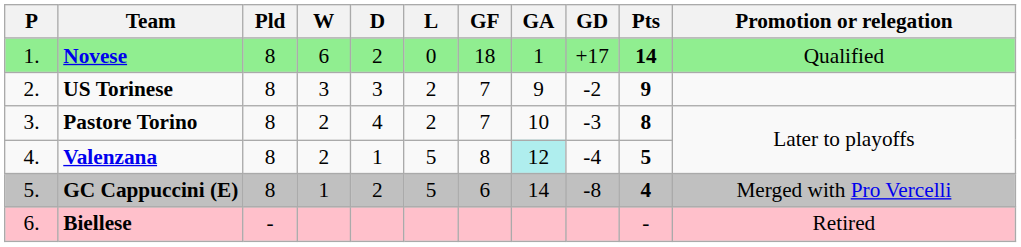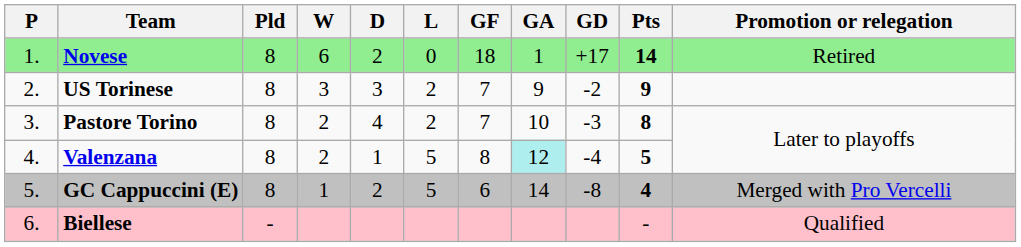(844, 55) Qualified -> (844, 55) Retired
(844, 223) Retired -> (844, 223) Qualified
